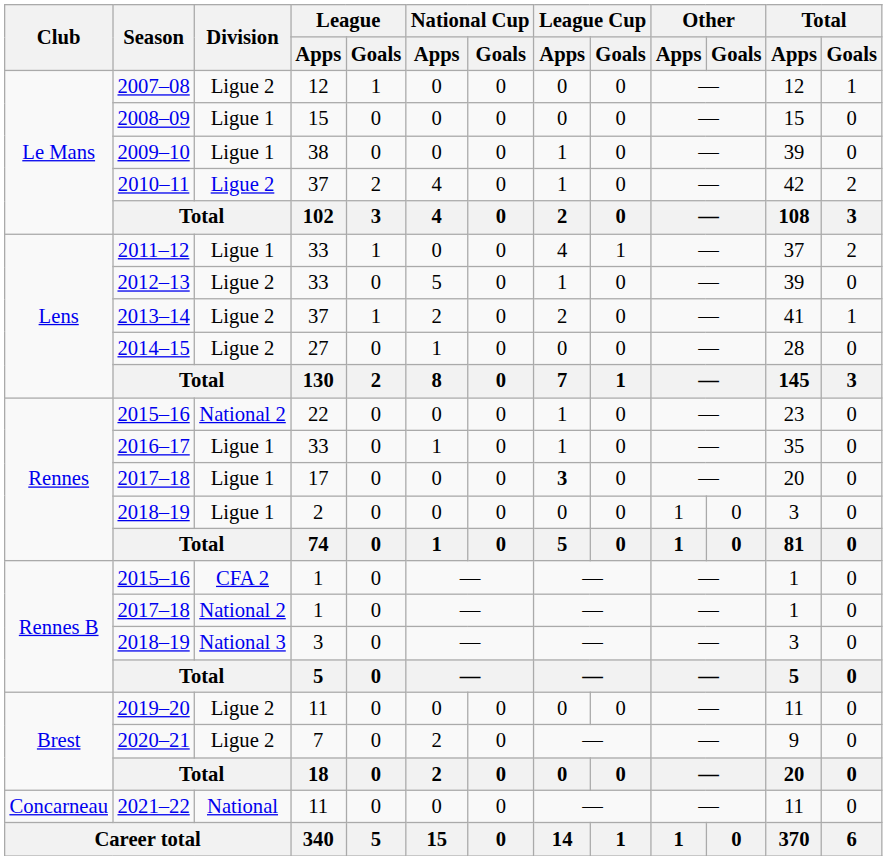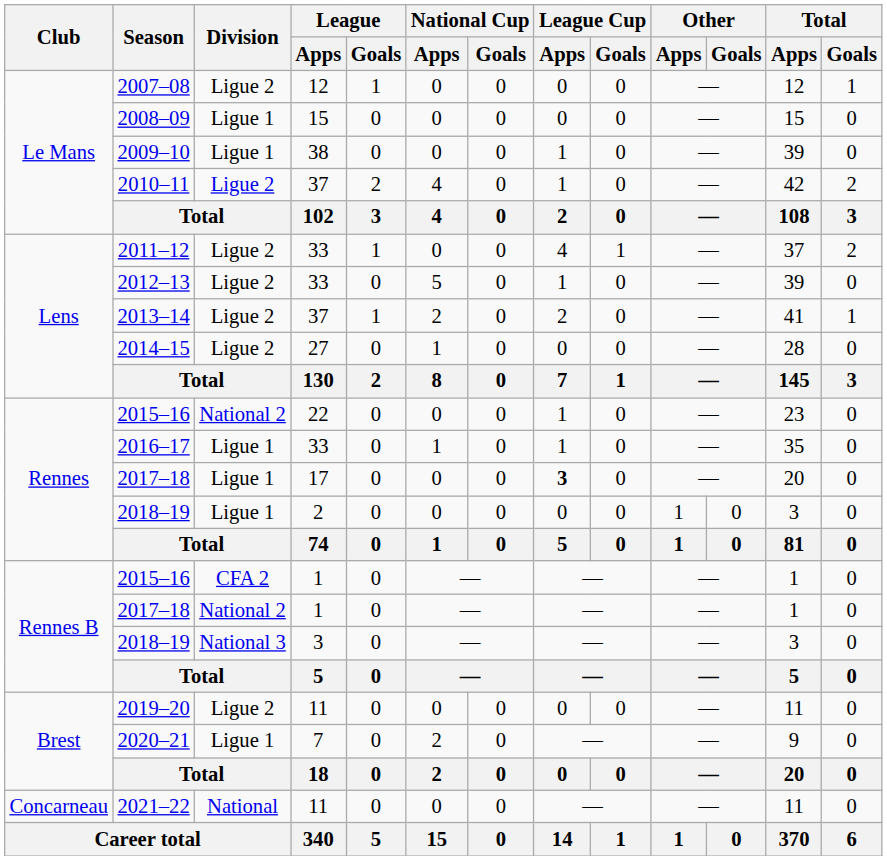(242, 250) Ligue 1 -> (242, 250) Ligue 2
(242, 741) Ligue 2 -> (242, 741) Ligue 1
